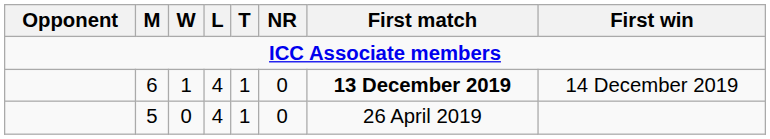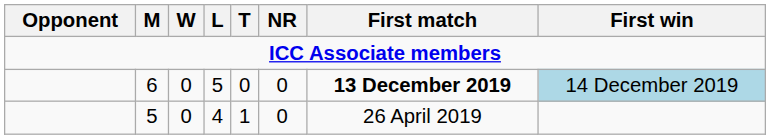(186, 85) 1 -> (186, 85) 0
(217, 85) 4 -> (217, 85) 5
(245, 85) 1 -> (245, 85) 0
(652, 85) no background -> (652, 85) lightblue background
